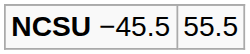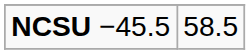(211, 26) 55.5 -> (211, 26) 58.5
